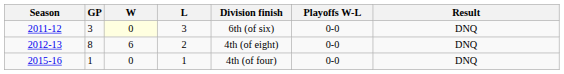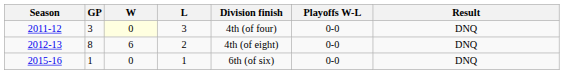(251, 28) 6th (of six) -> (251, 28) 4th (of four)
(251, 61) 4th (of four) -> (251, 61) 6th (of six)
